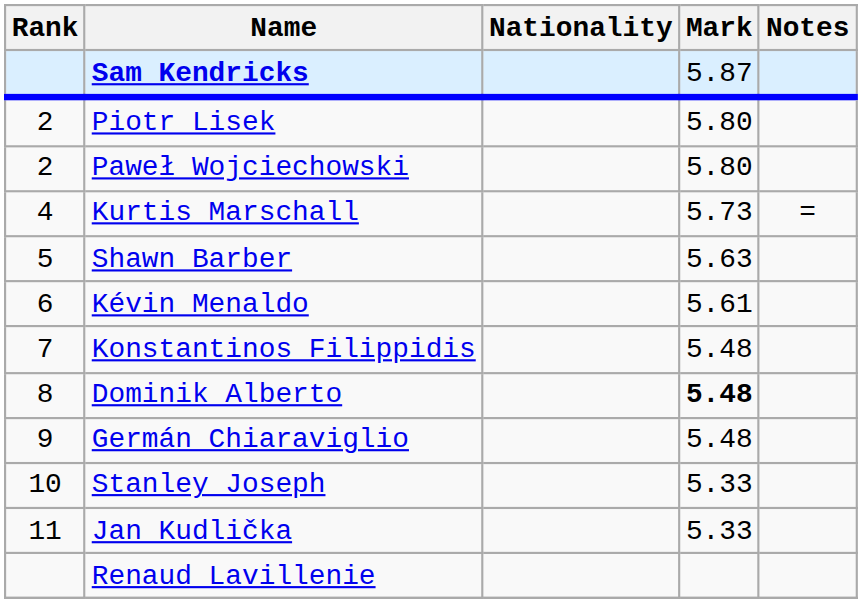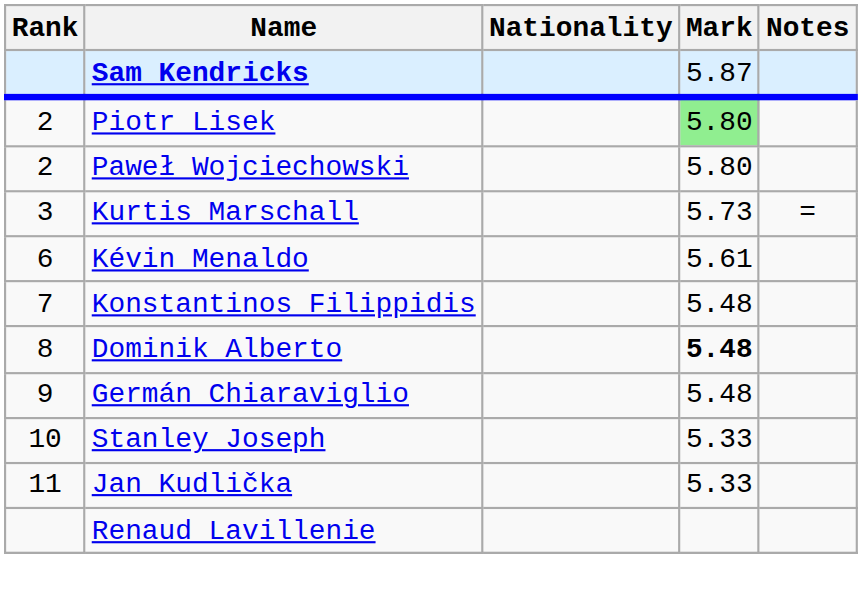(719, 123) no background -> (719, 123) lightgreen background
(45, 213) 4 -> (45, 213) 3
- row: (192, 259)
